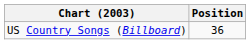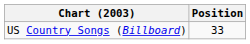(217, 30) 36 -> (217, 30) 33
